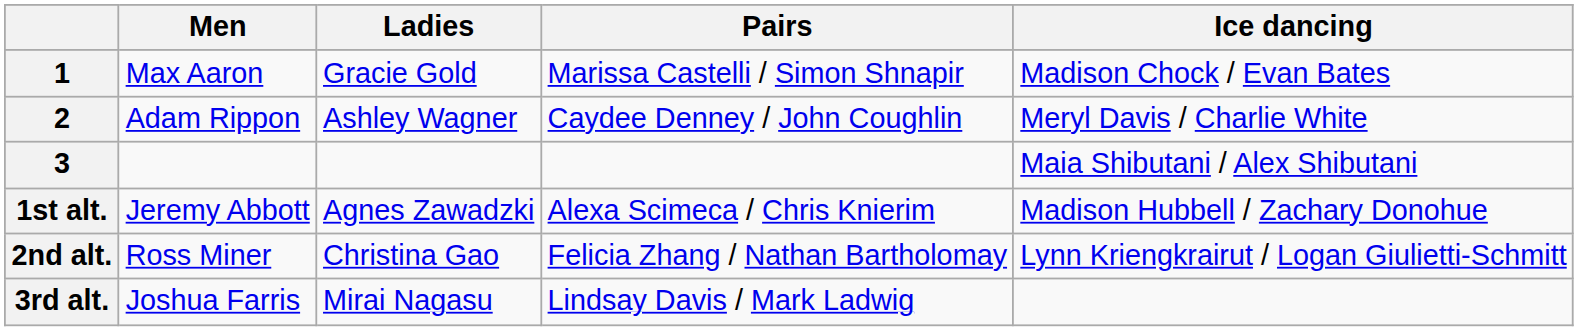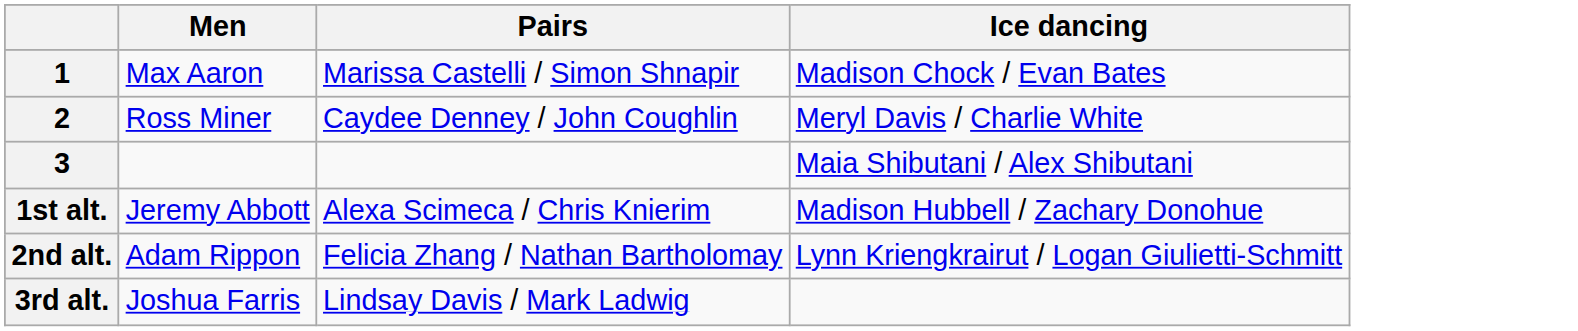- column: (429, 27)
(213, 118) Adam Rippon -> (198, 118) Ross Miner
(198, 255) Ross Miner -> (213, 255) Adam Rippon
